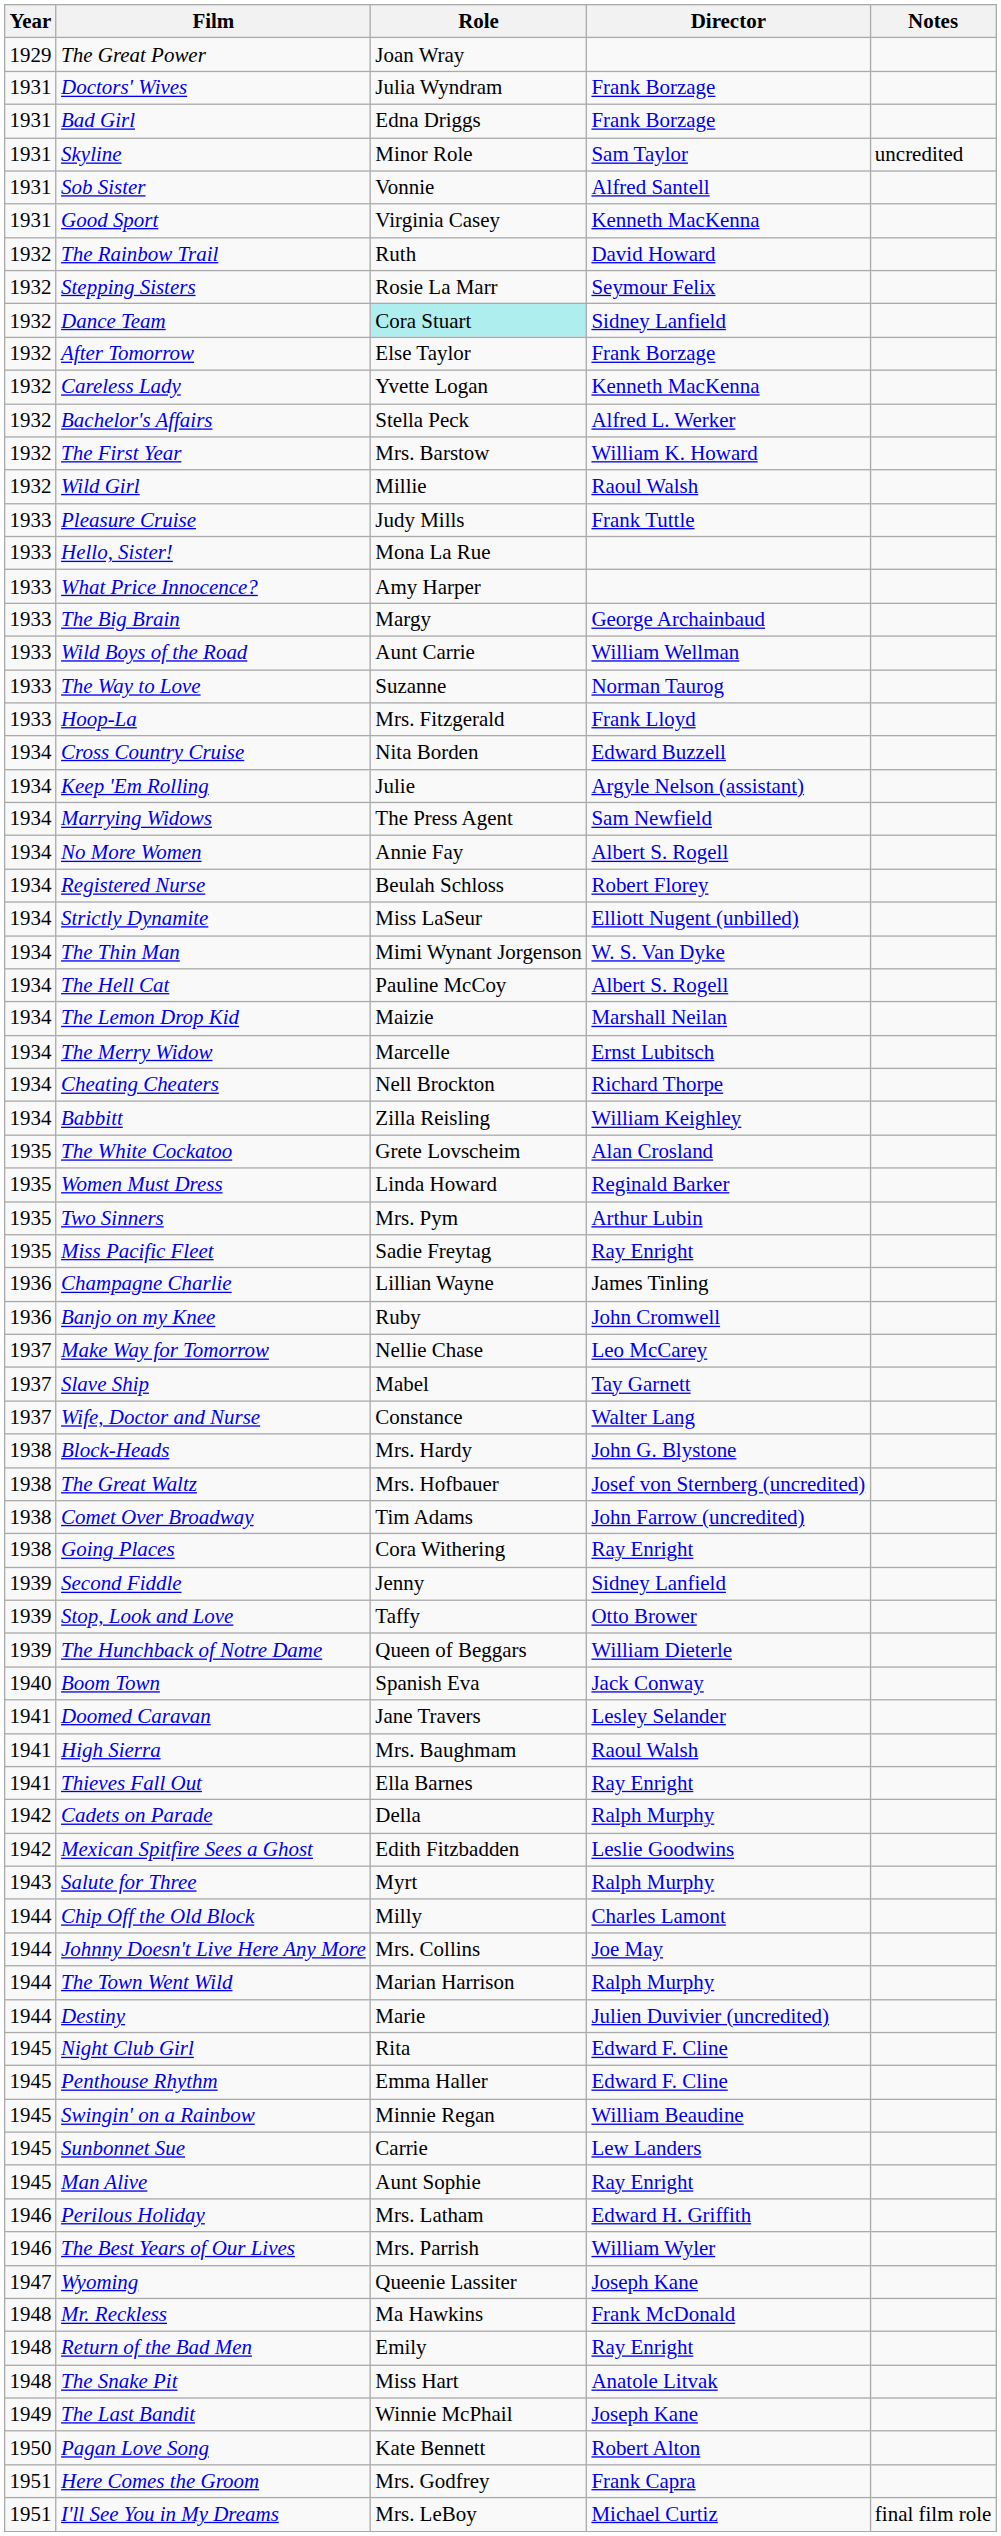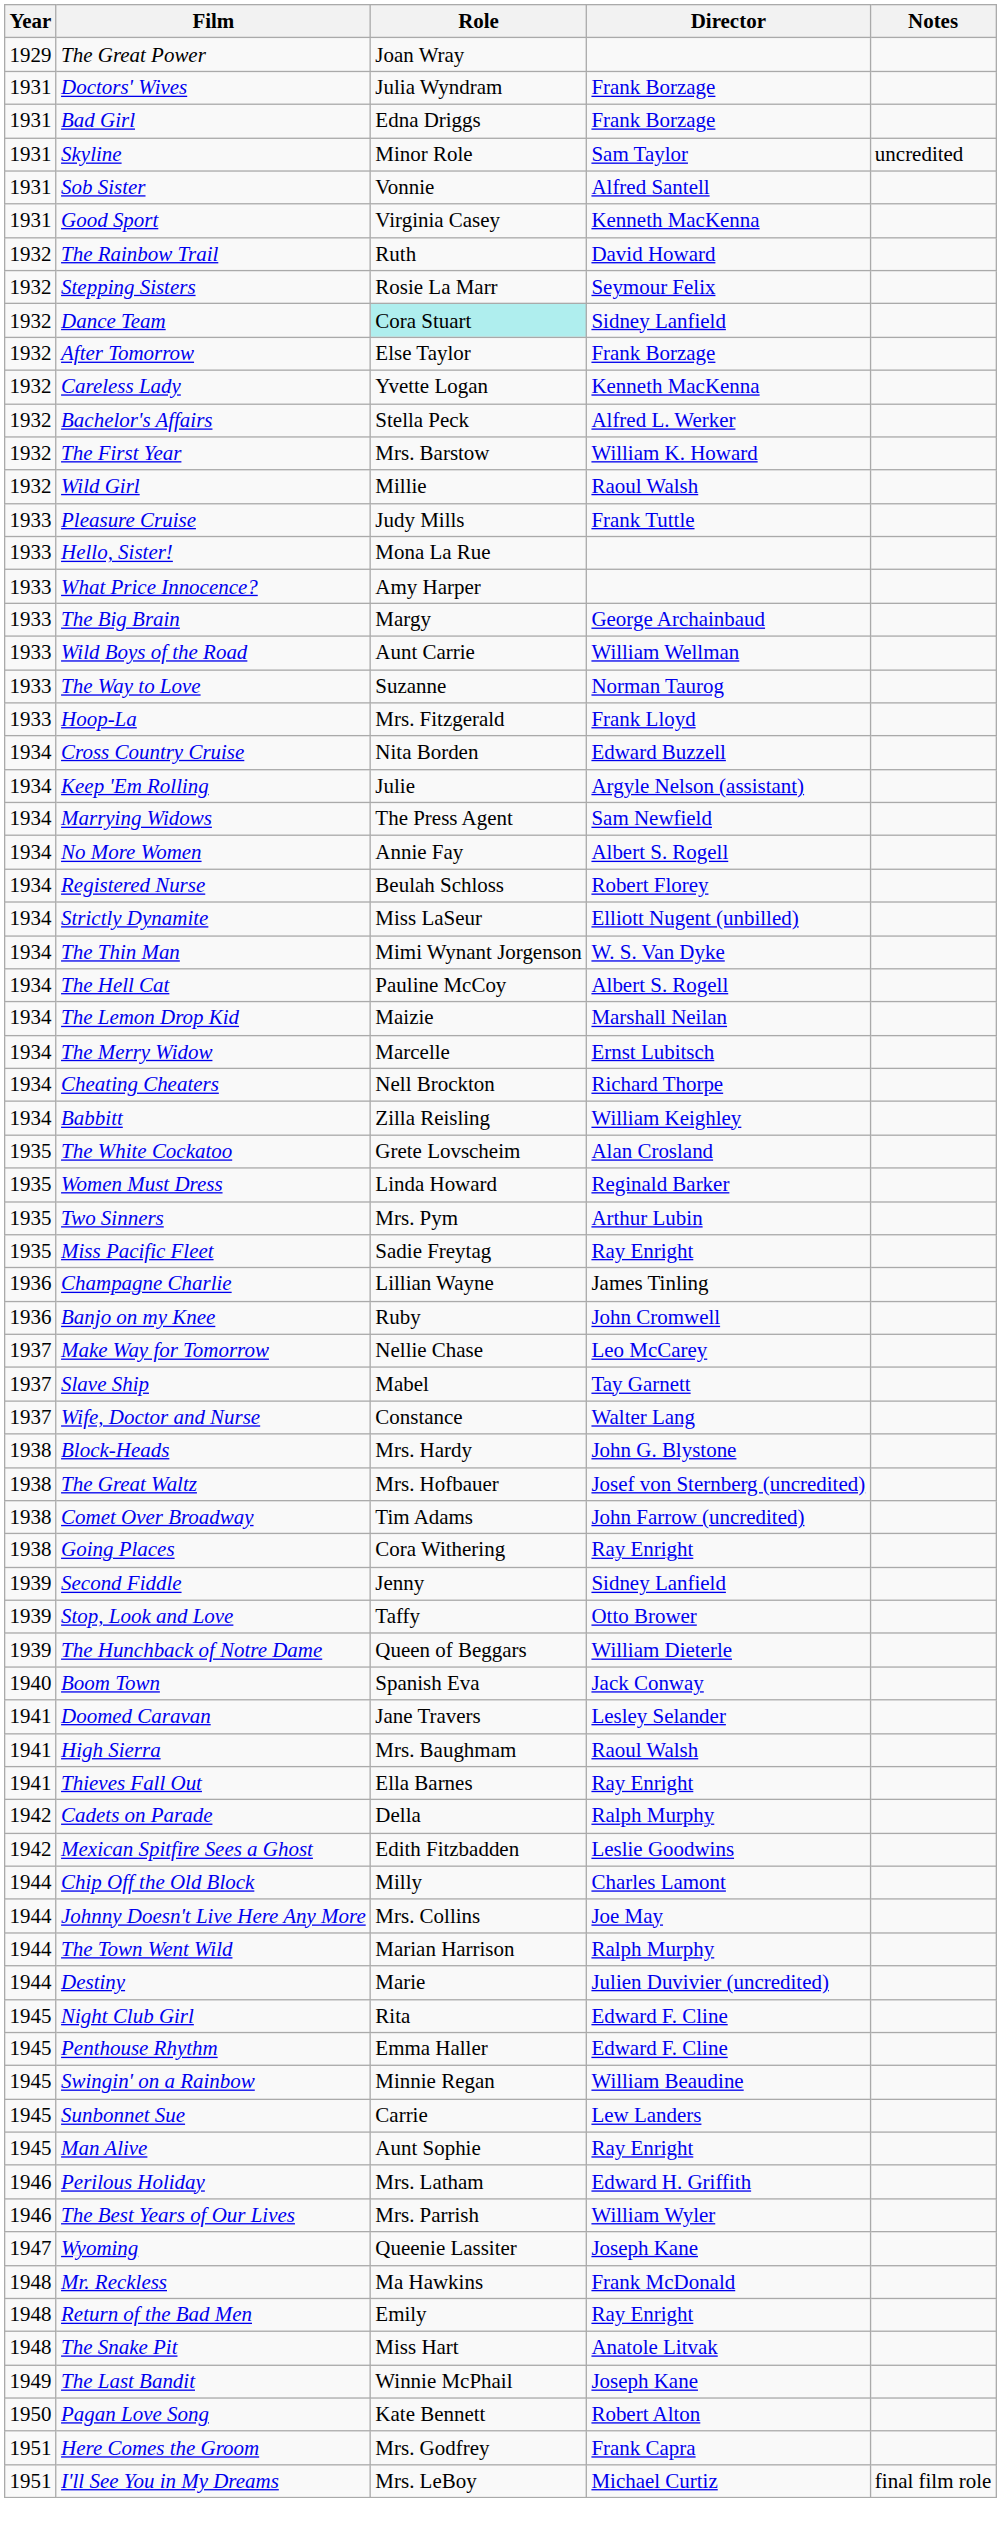- row: (129, 1882)
